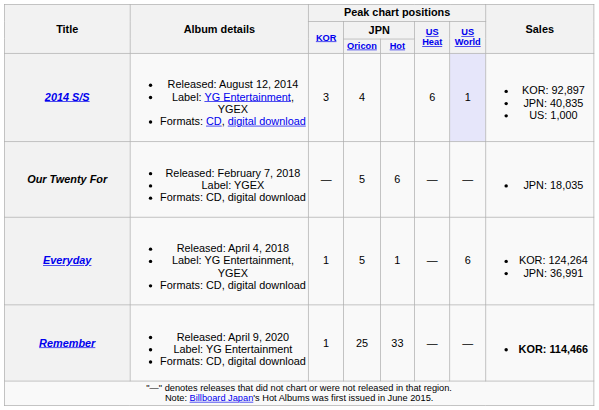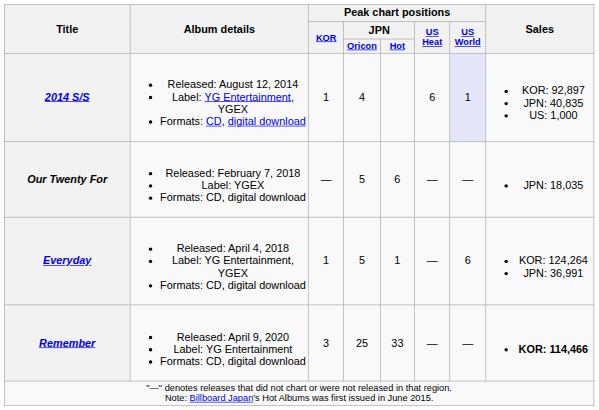(326, 97) 3 -> (326, 97) 1
(326, 343) 1 -> (326, 343) 3
